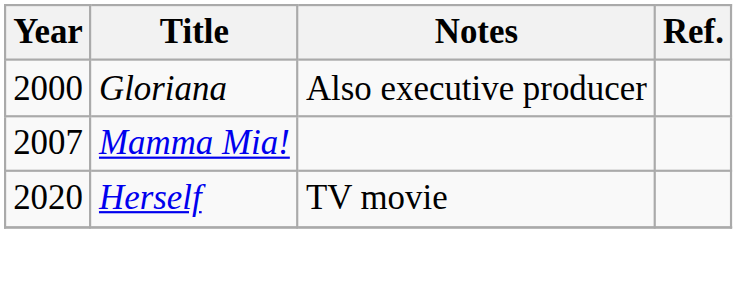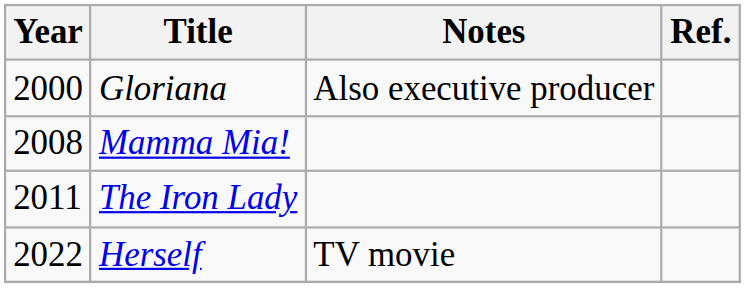(48, 142) 2007 -> (48, 142) 2008
+ row: (198, 198)
(48, 198) 2020 -> (48, 253) 2022
